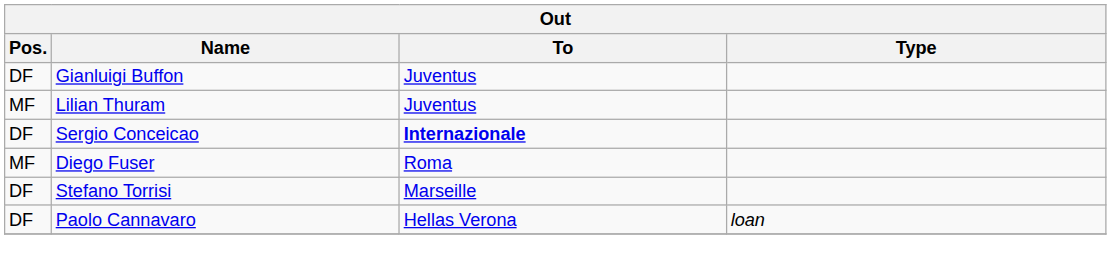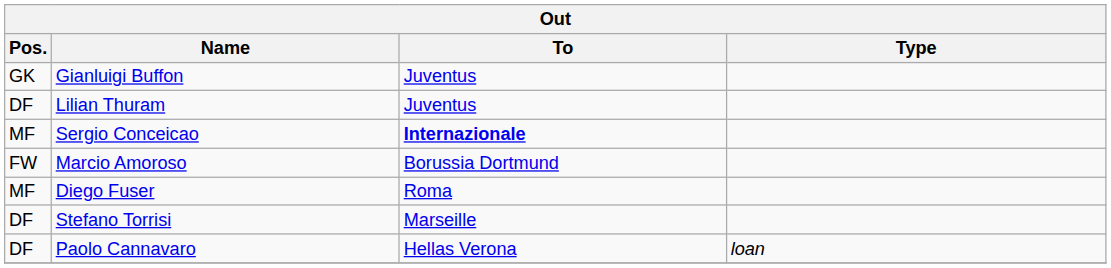(21, 77) DF -> (22, 77) GK
(22, 105) MF -> (21, 105) DF
(21, 134) DF -> (22, 134) MF
+ row: (121, 163)
